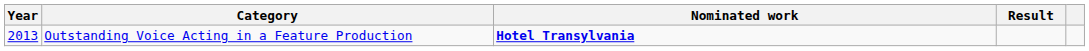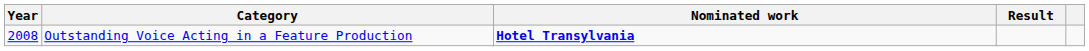(23, 36) 2013 -> (23, 36) 2008
